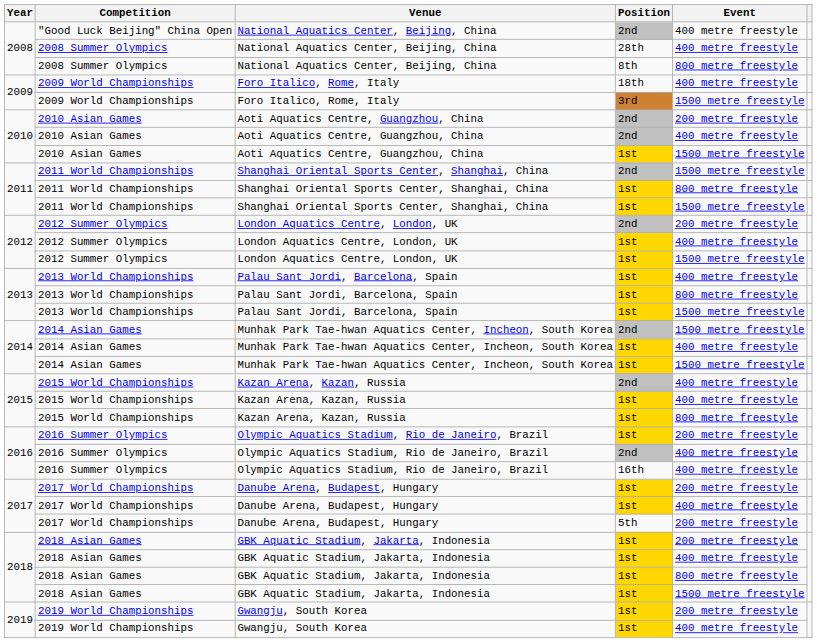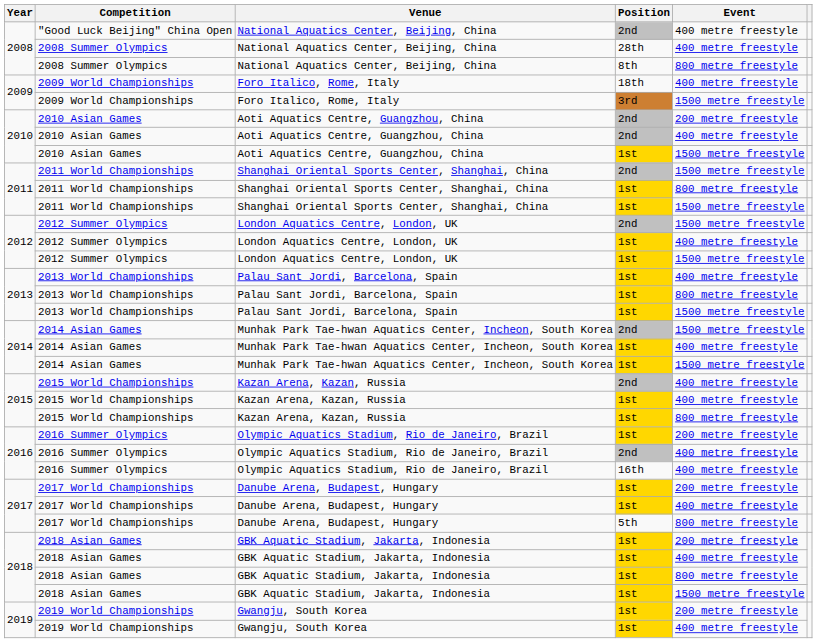(737, 224) 200 metre freestyle -> (740, 224) 1500 metre freestyle
(737, 523) 200 metre freestyle -> (737, 523) 800 metre freestyle
